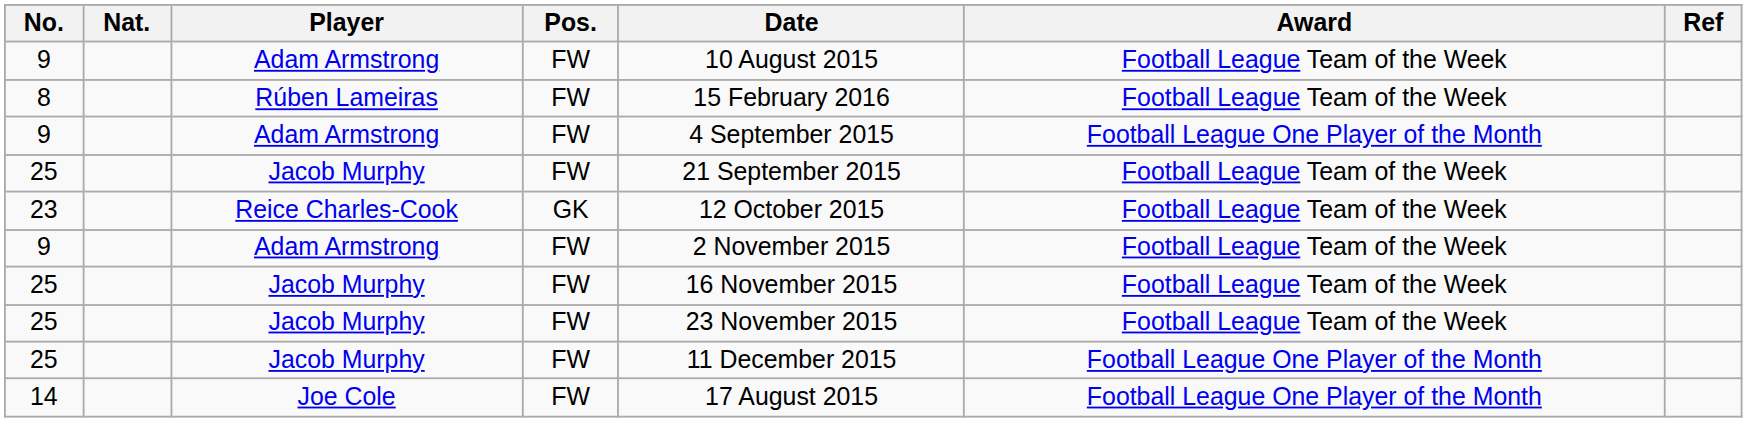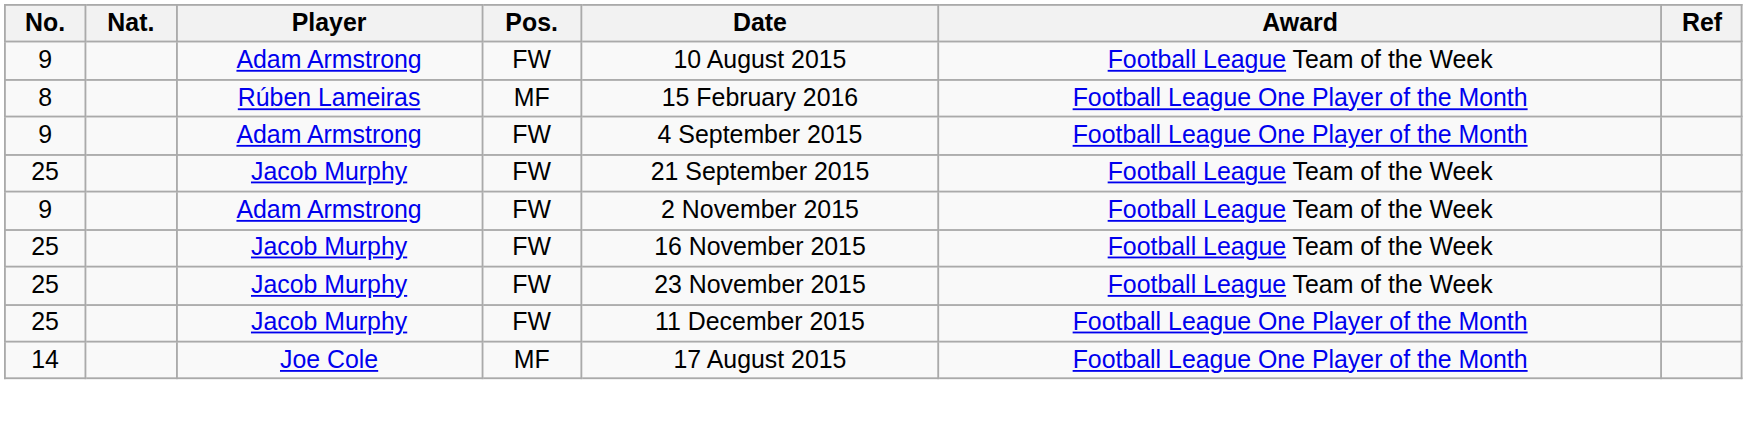(571, 97) FW -> (532, 97) MF
(1314, 97) Football League Team of the Week -> (1300, 97) Football League One Player of the Month
- row: (44, 209)
(571, 396) FW -> (532, 359) MF
